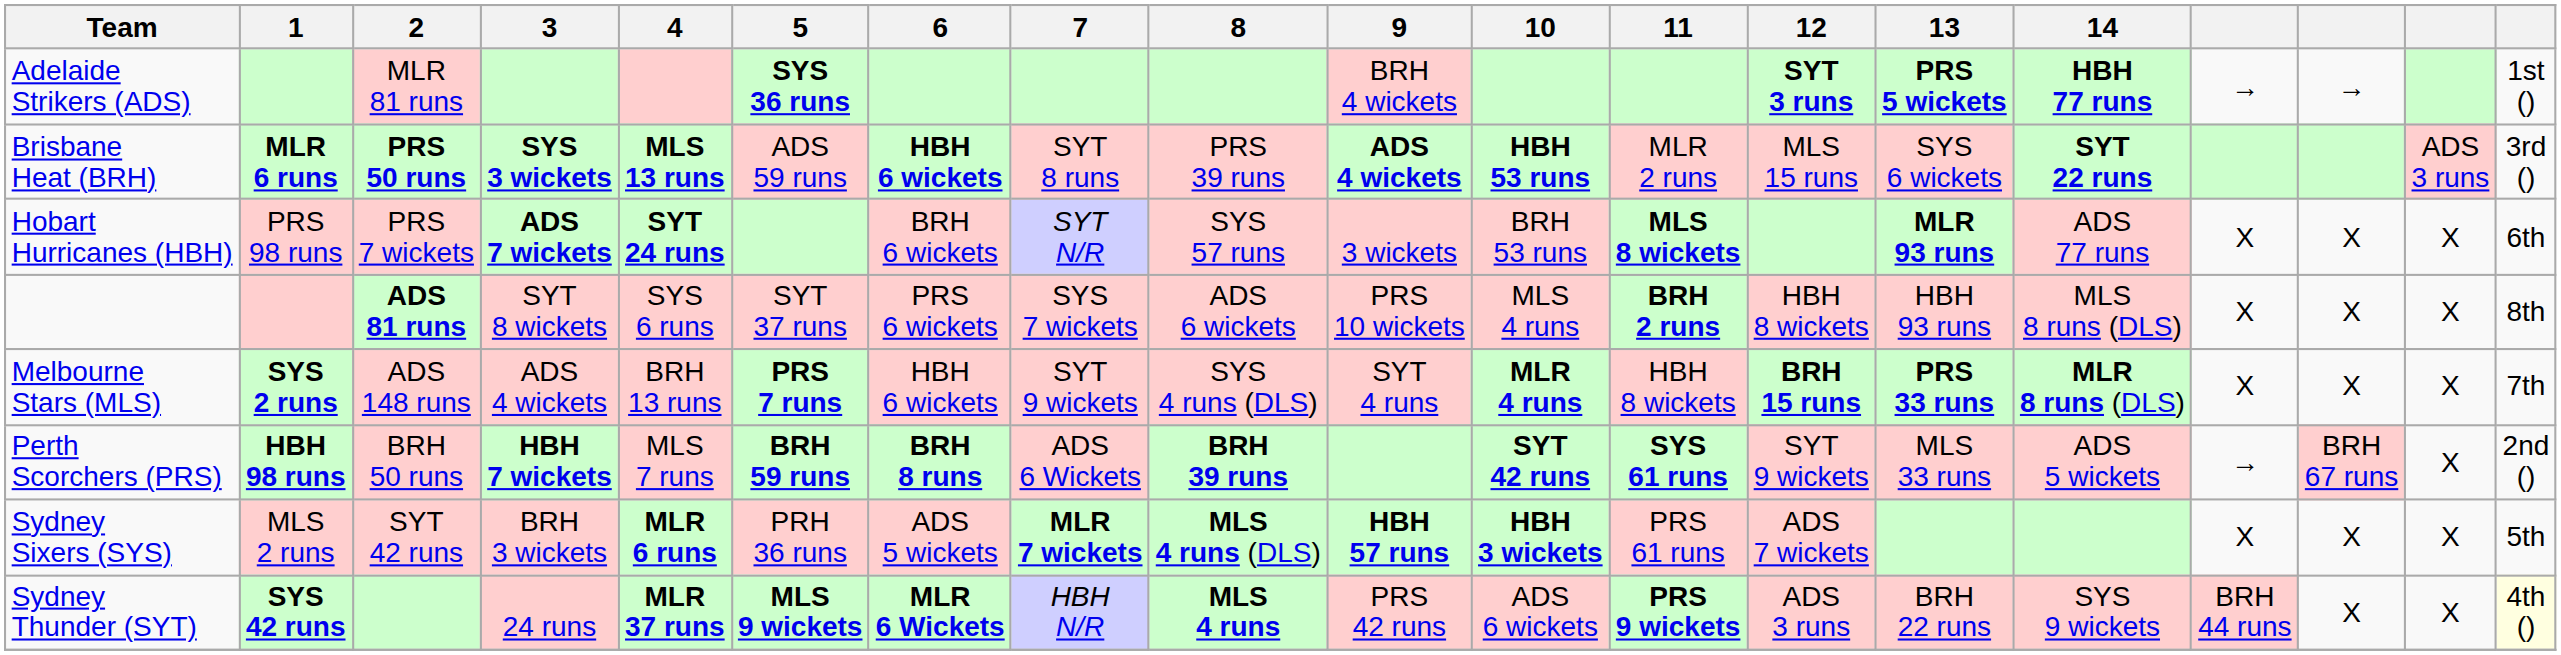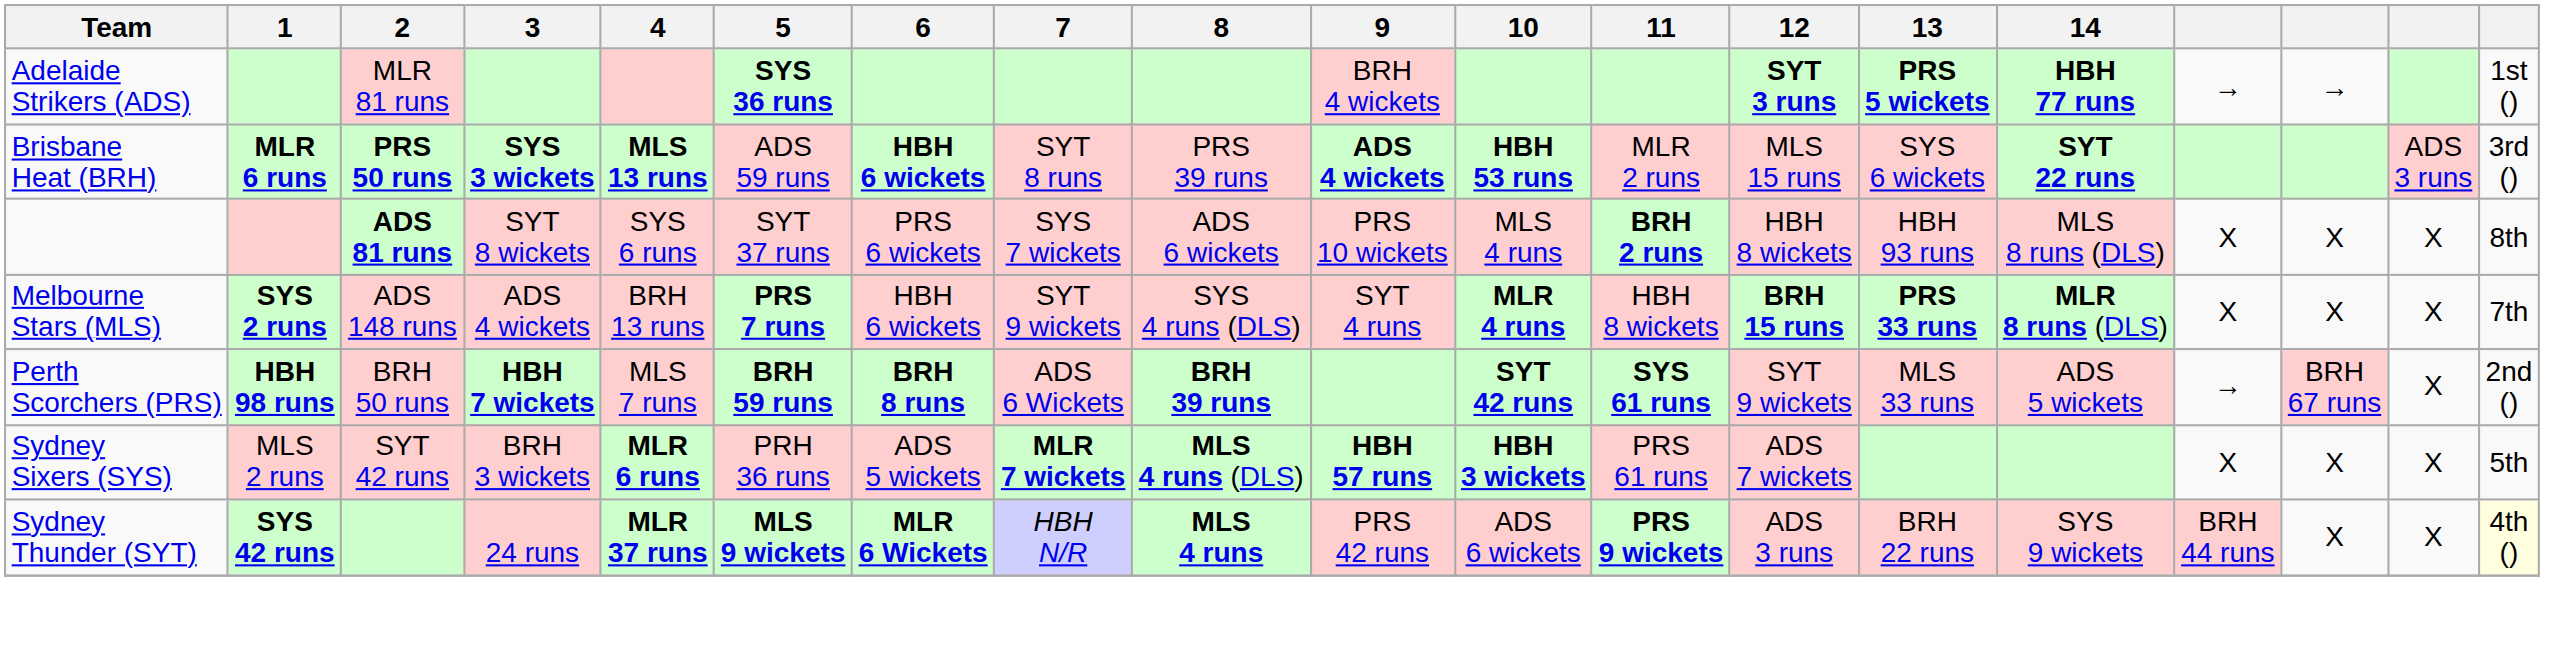- row: (122, 236)
